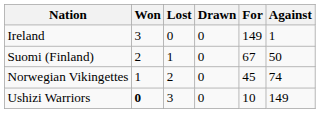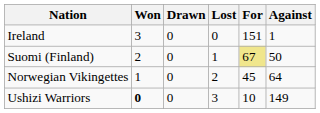columns swapped: (217, 14) <-> (179, 14)
(252, 35) 149 -> (252, 35) 151
(249, 56) no background -> (249, 56) khaki background
(275, 77) 74 -> (275, 77) 64
